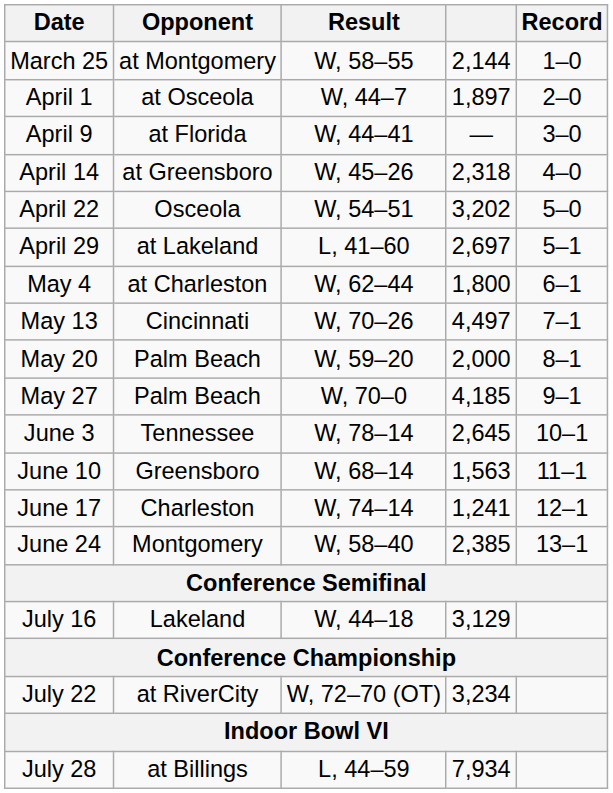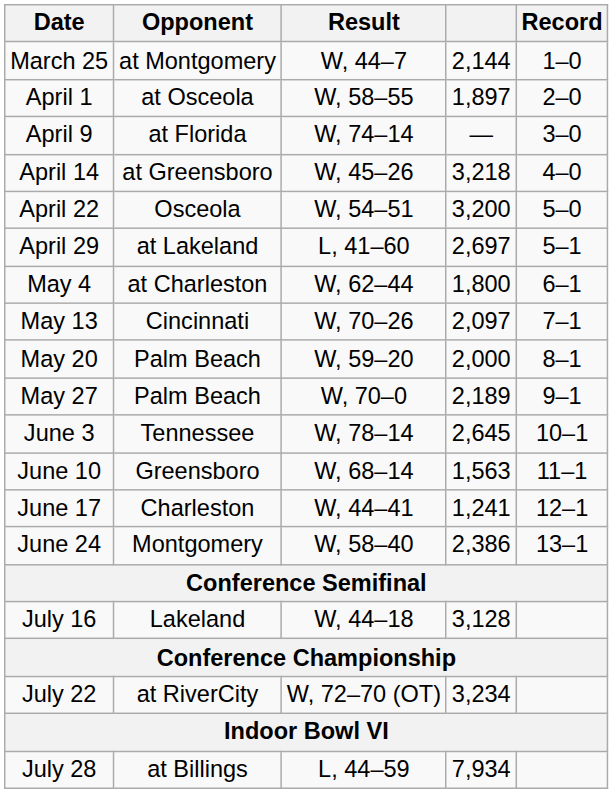(364, 60) W, 58–55 -> (364, 60) W, 44–7
(364, 97) W, 44–7 -> (364, 97) W, 58–55
(364, 135) W, 44–41 -> (364, 135) W, 74–14
(481, 172) 2,318 -> (481, 172) 3,218
(481, 209) 3,202 -> (481, 209) 3,200
(481, 321) 4,497 -> (481, 321) 2,097
(481, 396) 4,185 -> (481, 396) 2,189
(364, 508) W, 74–14 -> (364, 508) W, 44–41
(481, 545) 2,385 -> (481, 545) 2,386
(481, 619) 3,129 -> (481, 619) 3,128
